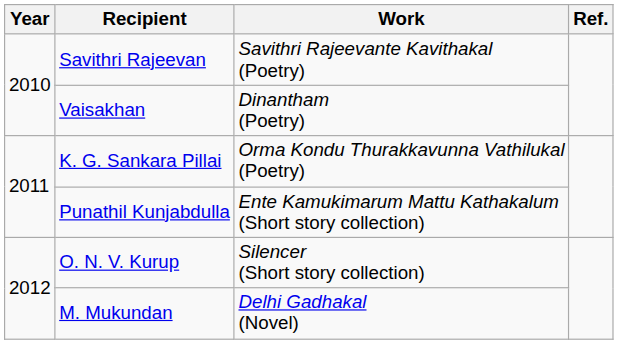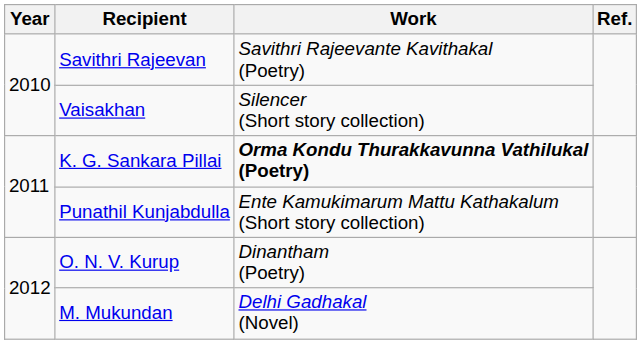(284, 110) Dinantham (Poetry) -> (332, 110) Silencer (Short story collection)
(402, 161) normal -> (413, 161) bold
(332, 262) Silencer (Short story collection) -> (284, 262) Dinantham (Poetry)
